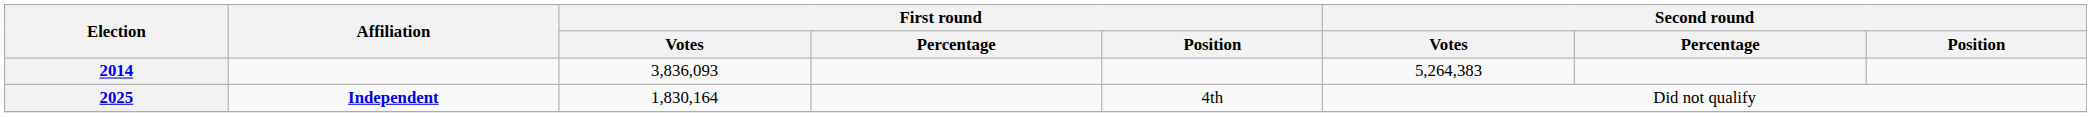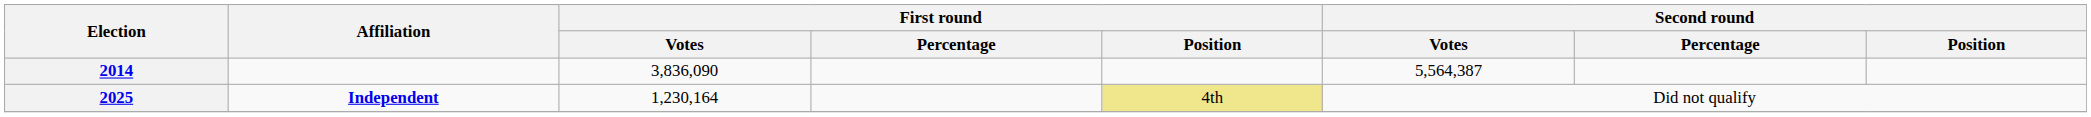(685, 71) 3,836,093 -> (685, 71) 3,836,090
(1449, 71) 5,264,383 -> (1449, 71) 5,564,387
(685, 97) 1,830,164 -> (685, 97) 1,230,164
(1212, 97) no background -> (1212, 97) khaki background
